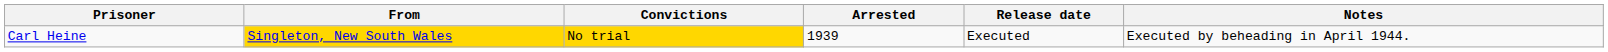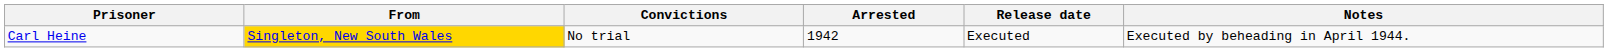(599, 37) gold background -> (599, 37) no background
(823, 37) 1939 -> (823, 37) 1942
